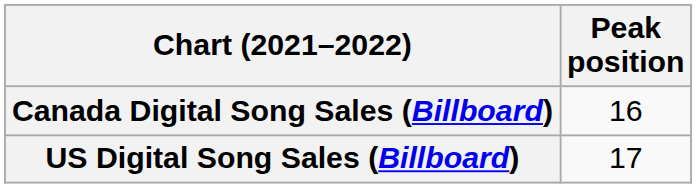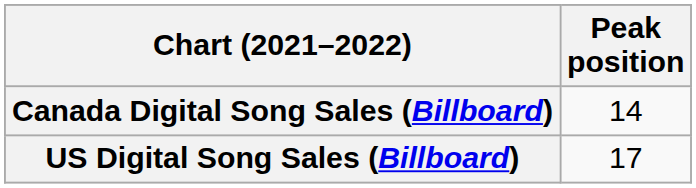(626, 110) 16 -> (626, 110) 14
